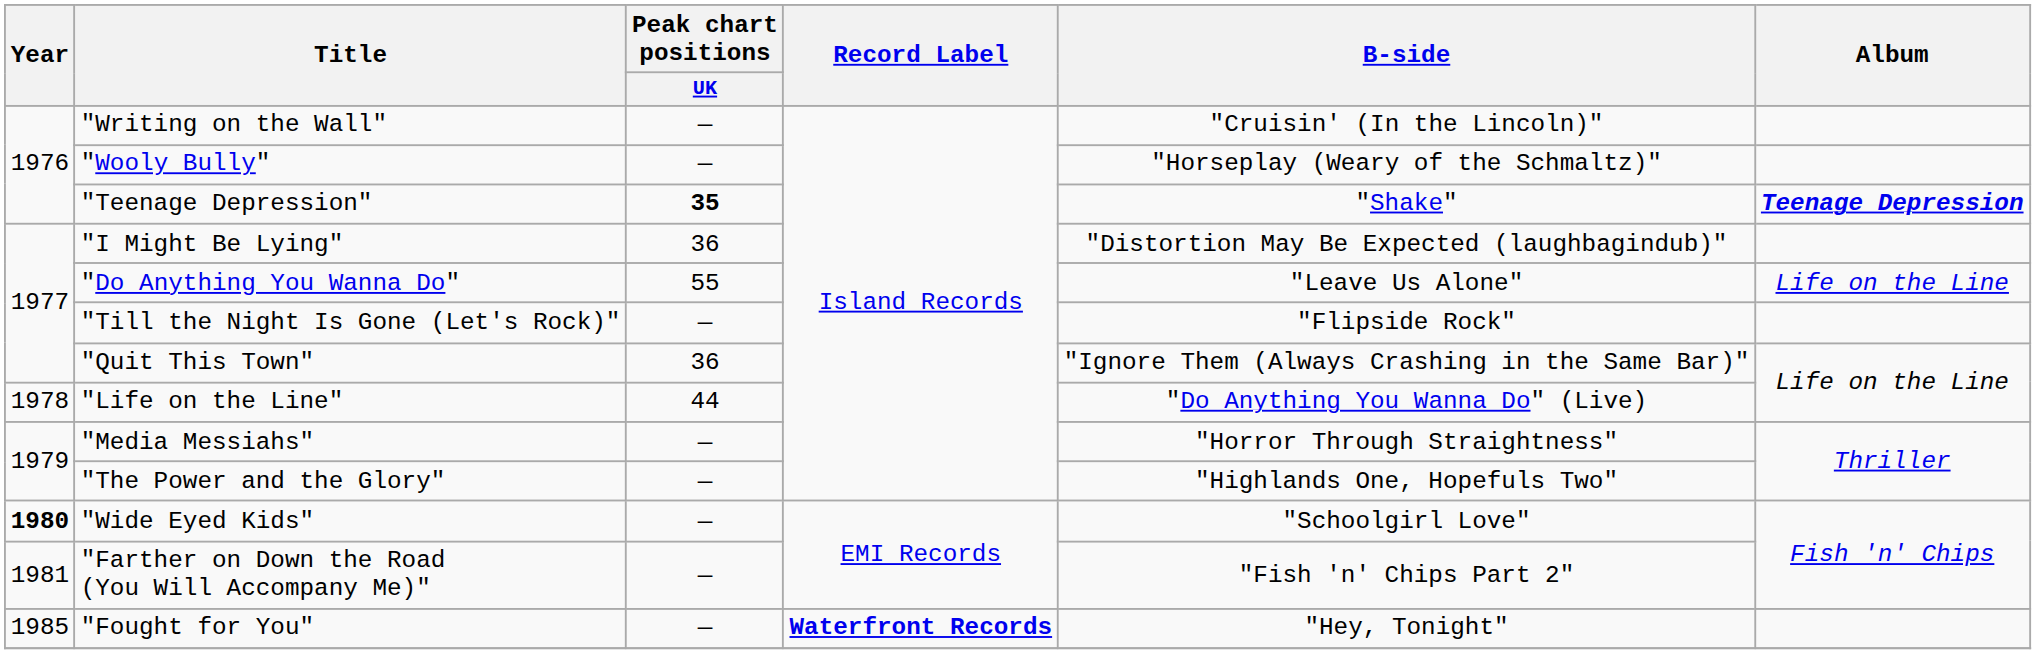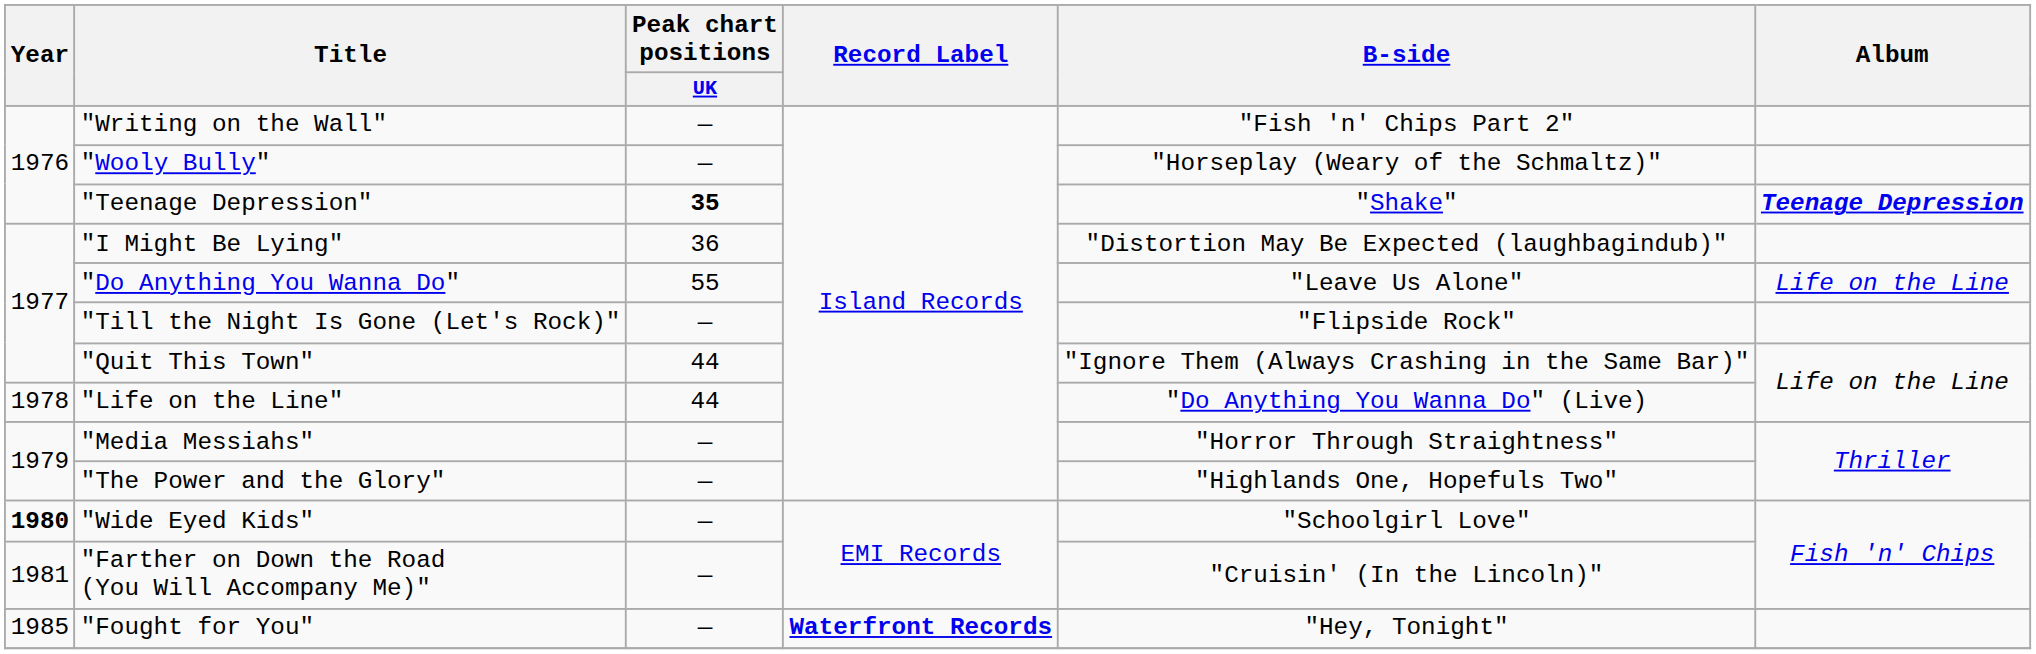(1407, 125) "Cruisin' (In the Lincoln)" -> (1406, 125) "Fish 'n' Chips Part 2"
(705, 363) 36 -> (705, 363) 44
(1406, 575) "Fish 'n' Chips Part 2" -> (1407, 575) "Cruisin' (In the Lincoln)"
